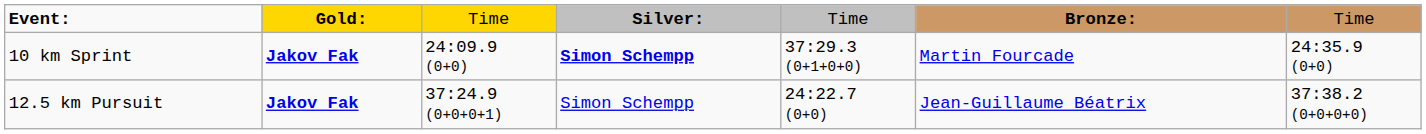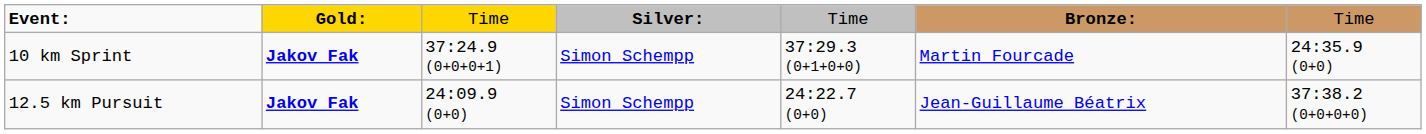(461, 56) 24:09.9 (0+0) -> (464, 56) 37:24.9 (0+0+0+1)
(627, 57) bold -> (627, 57) normal
(464, 104) 37:24.9 (0+0+0+1) -> (461, 104) 24:09.9 (0+0)
